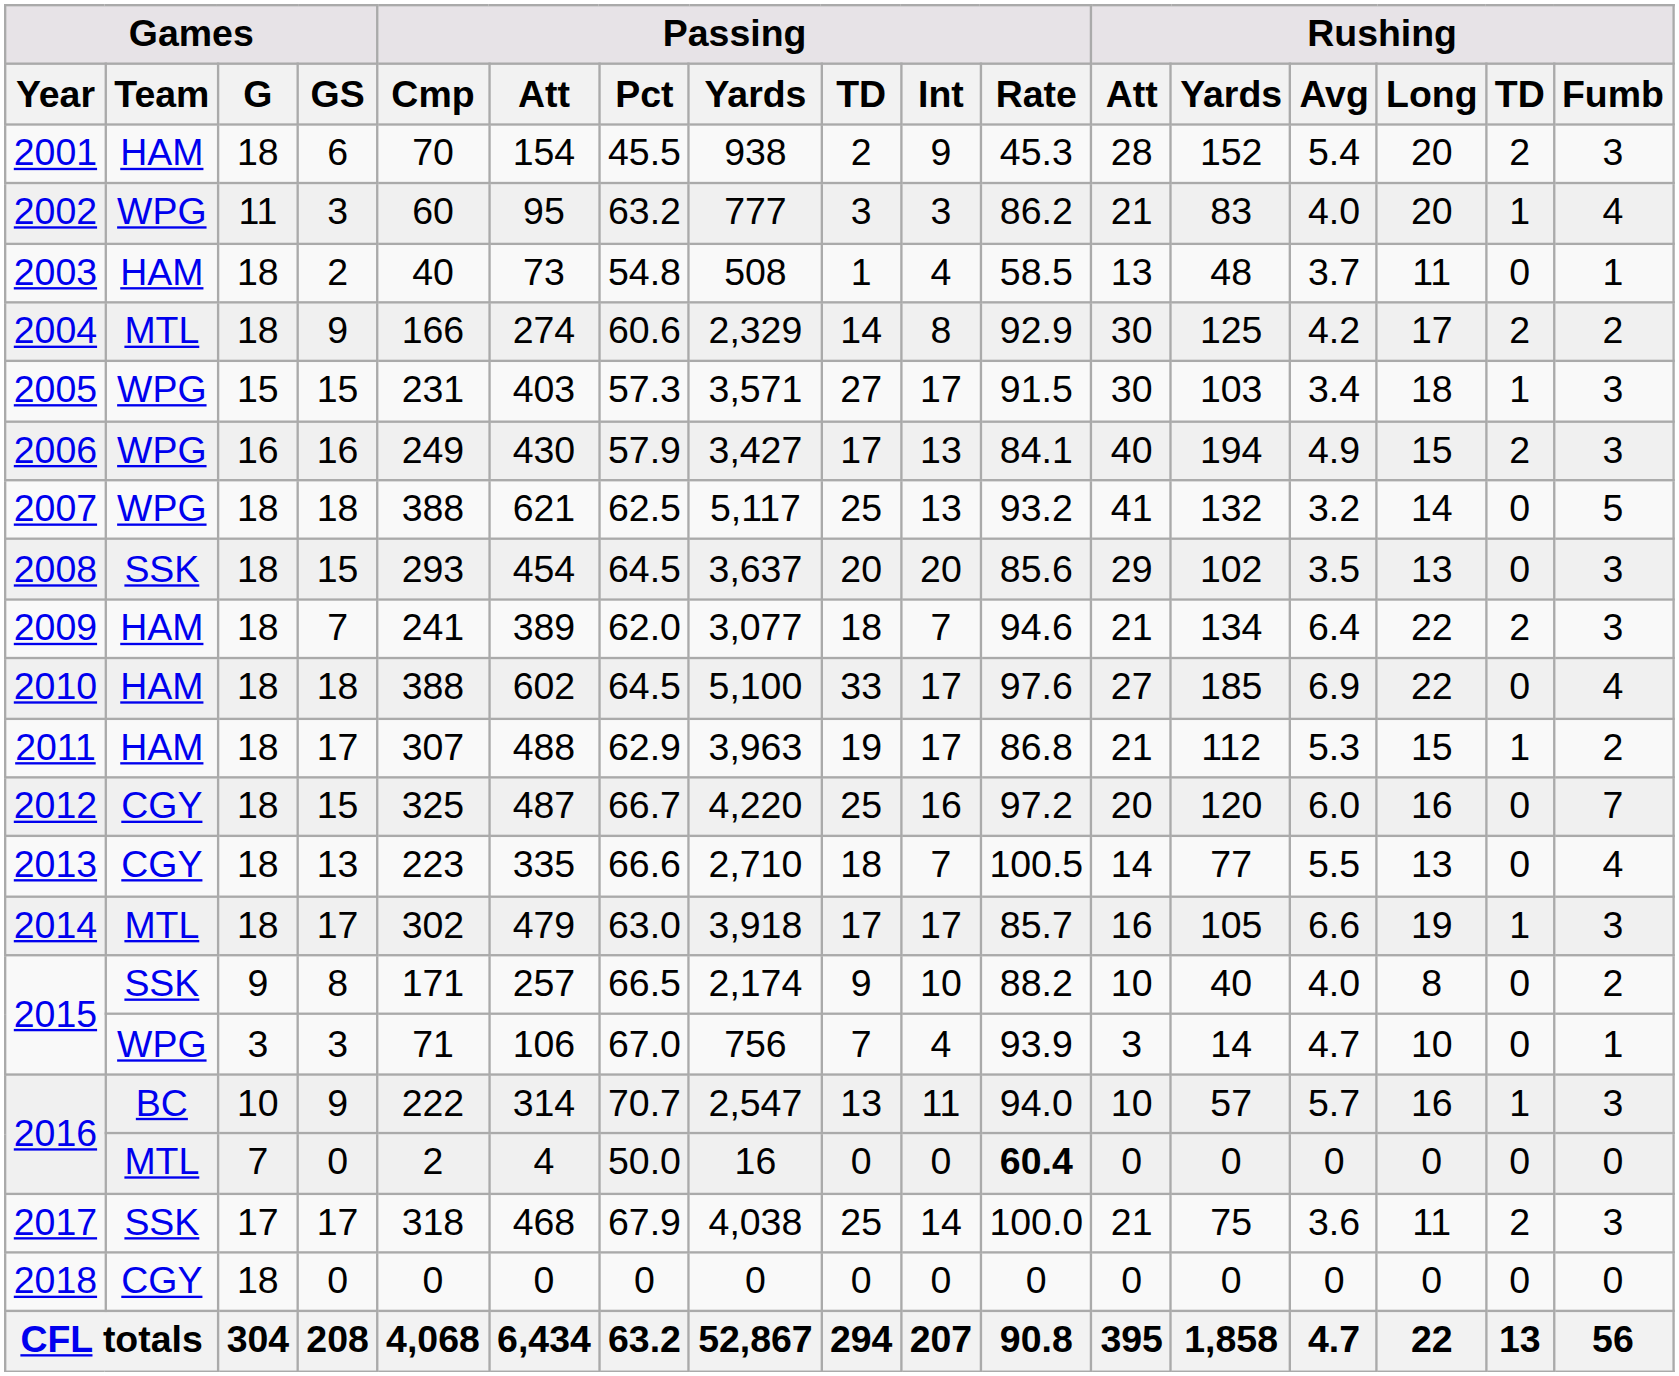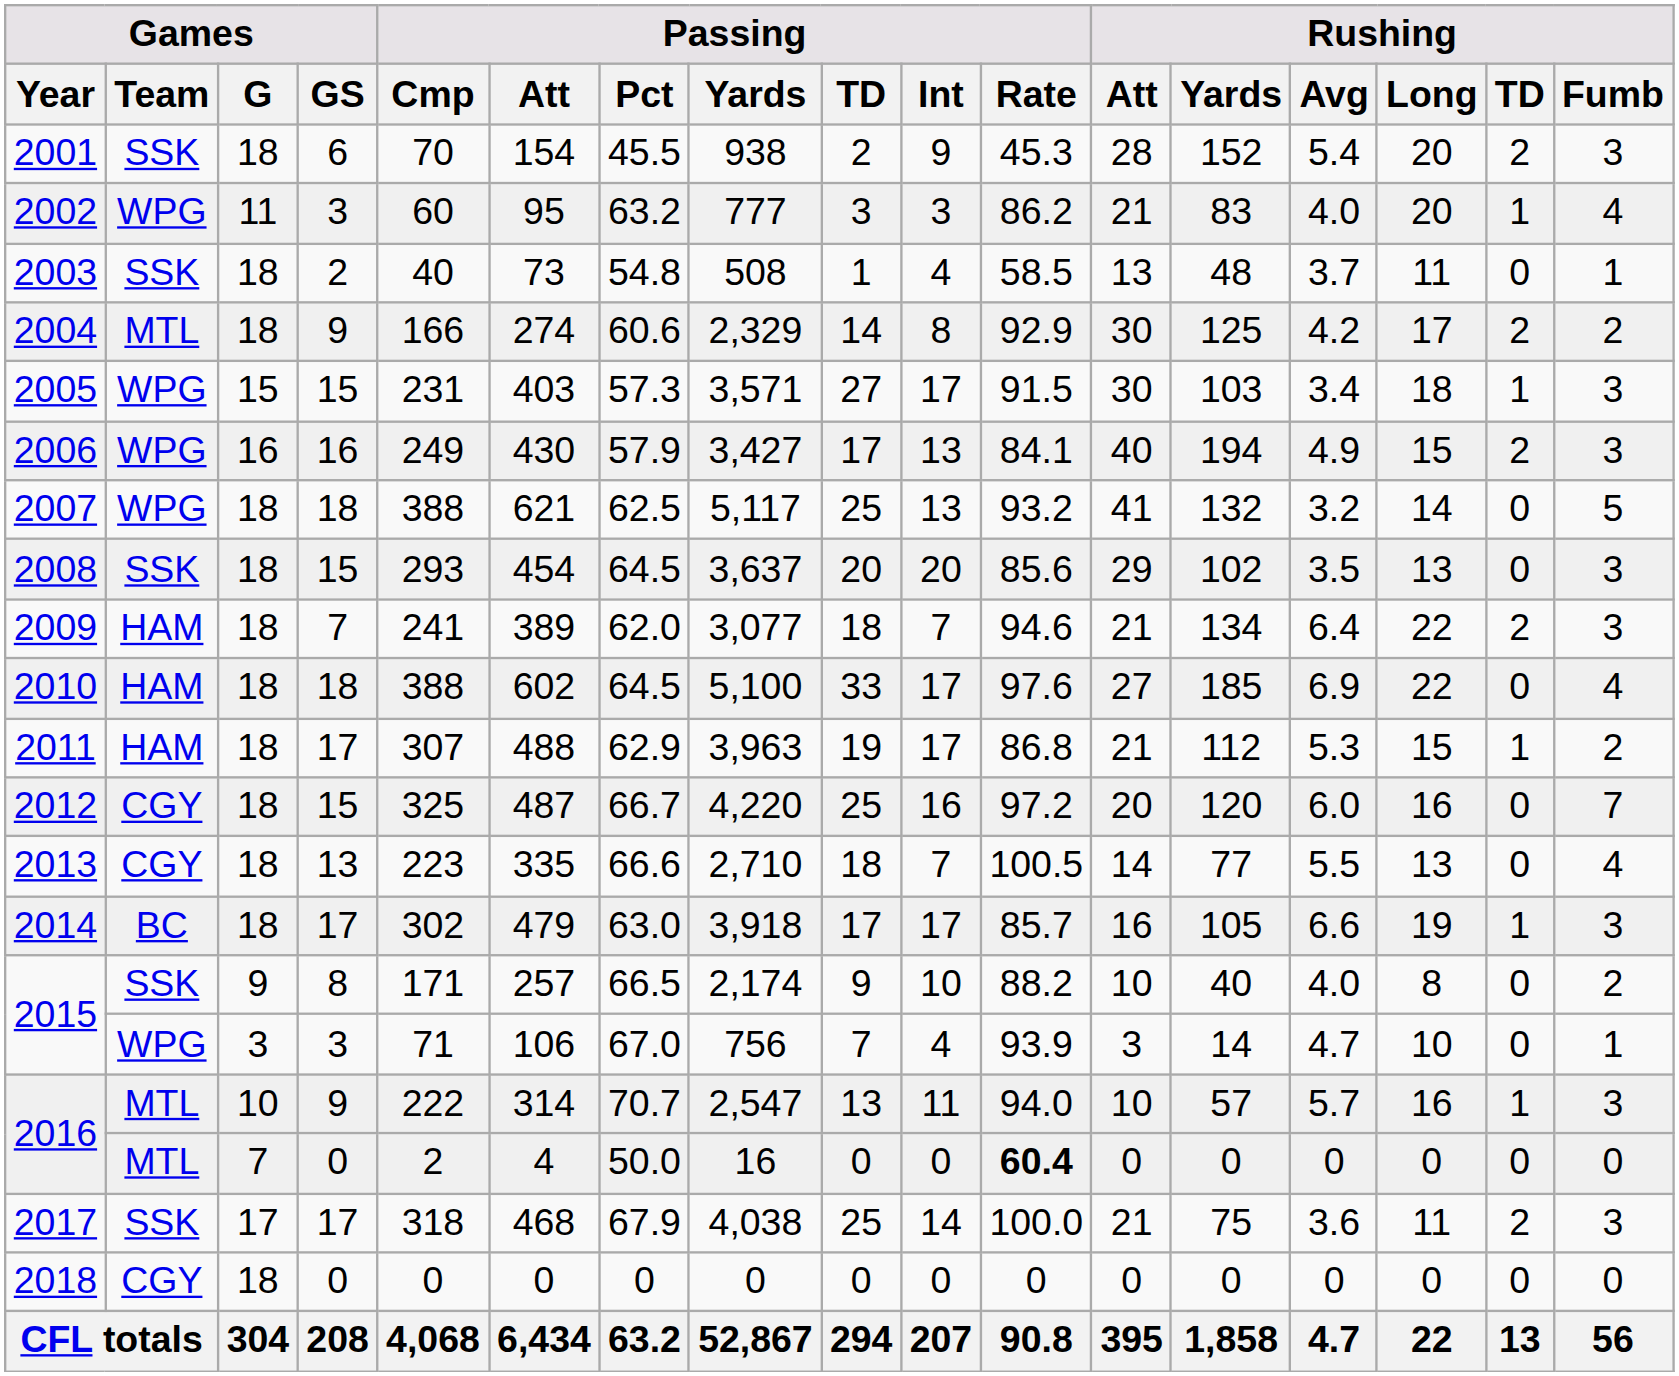(162, 152) HAM -> (162, 152) SSK
(162, 271) HAM -> (162, 271) SSK
(162, 924) MTL -> (162, 924) BC
(162, 1102) BC -> (162, 1102) MTL
